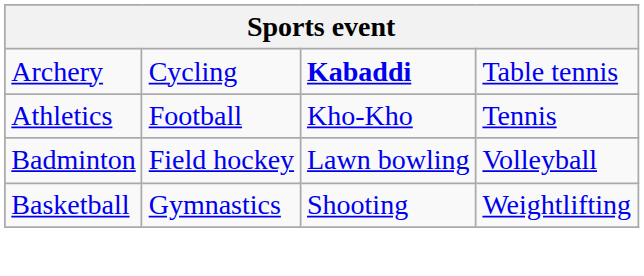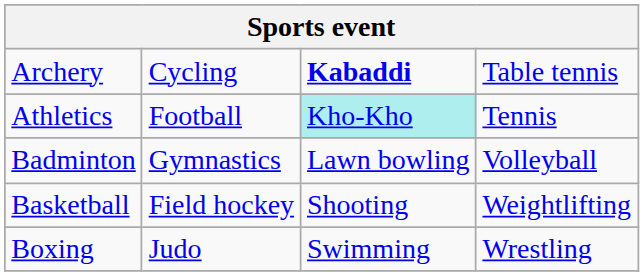(360, 115) no background -> (360, 115) paleturquoise background
(221, 159) Field hockey -> (215, 159) Gymnastics
(215, 204) Gymnastics -> (221, 204) Field hockey
+ row: (53, 248)
